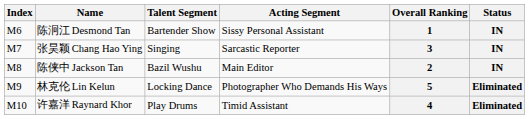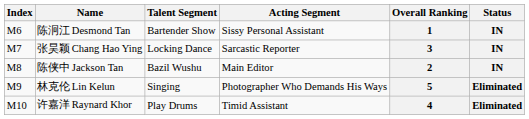(164, 49) Singing -> (180, 49) Locking Dance
(180, 86) Locking Dance -> (164, 86) Singing
